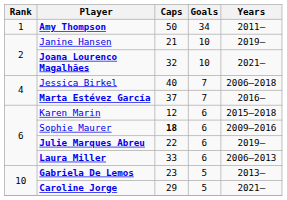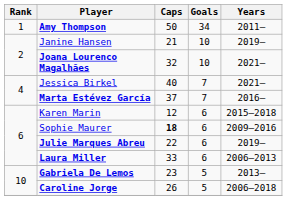(251, 83) 2006–2018 -> (251, 83) 2021–
(172, 188) 29 -> (172, 188) 26
(251, 188) 2021– -> (251, 188) 2006–2018
